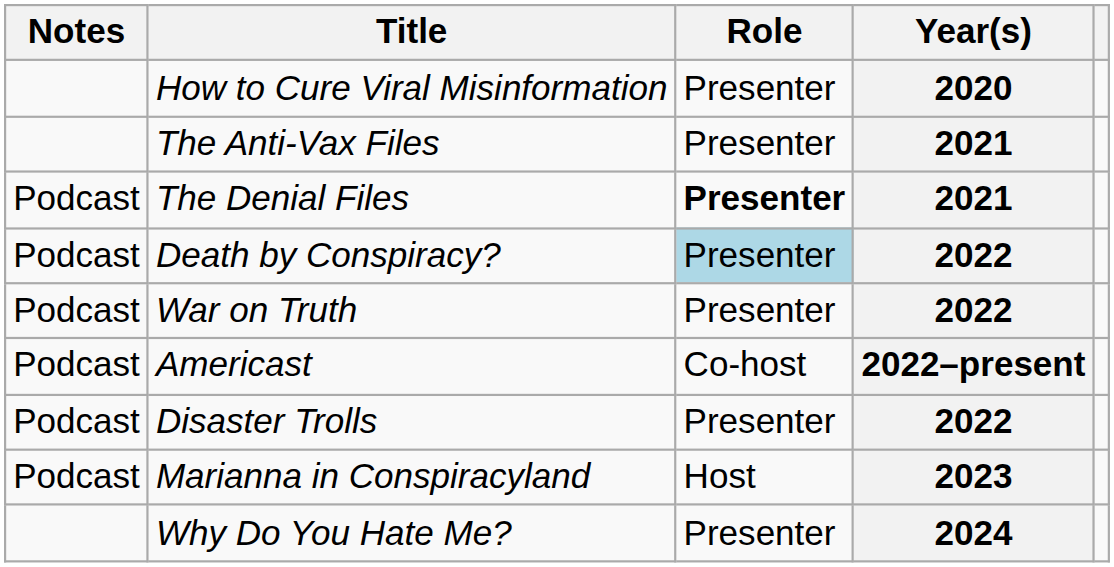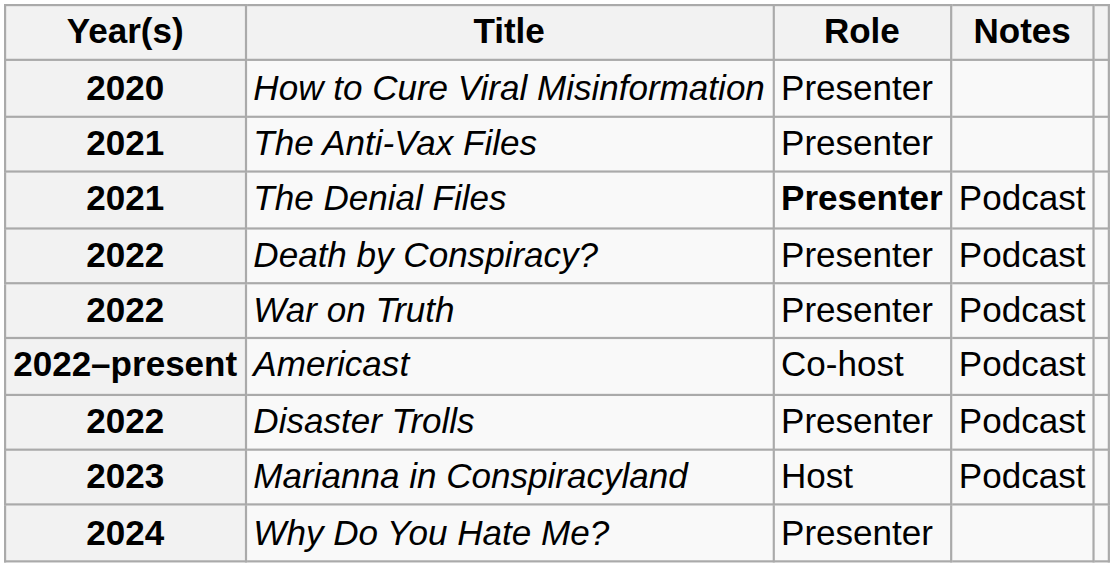columns swapped: (973, 32) <-> (76, 32)
(760, 254) lightblue background -> (857, 254) no background
